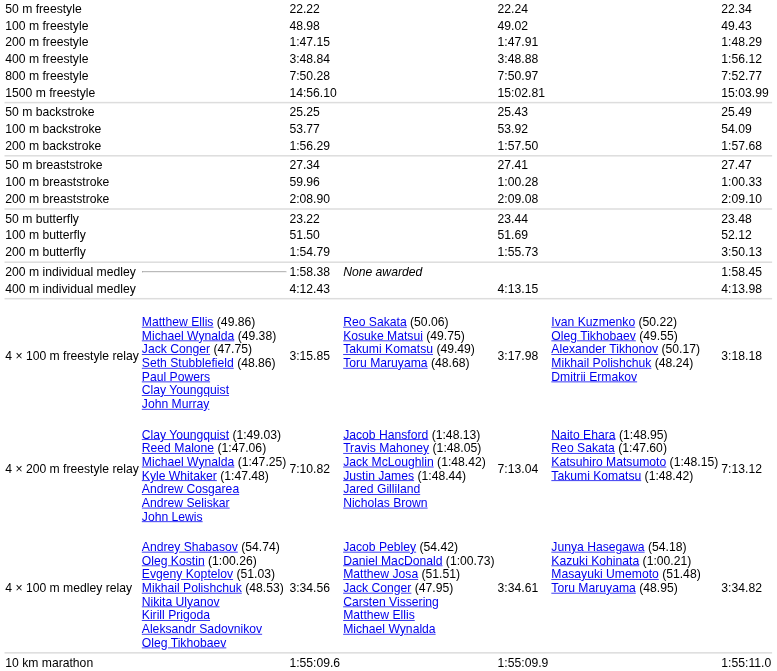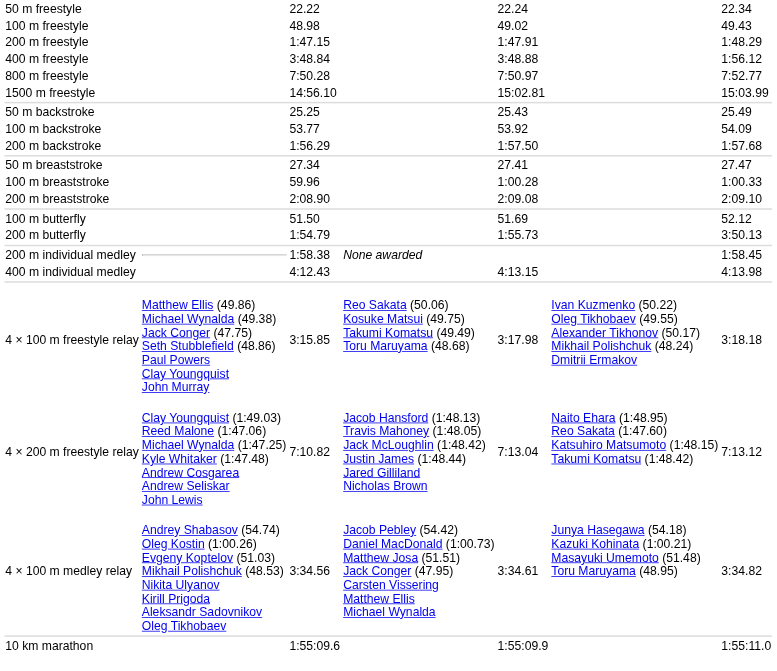- row: (42, 218)
